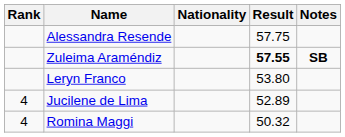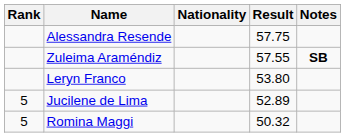(273, 57) bold -> (273, 57) normal
(24, 100) 4 -> (24, 100) 5
(24, 121) 4 -> (24, 121) 5
